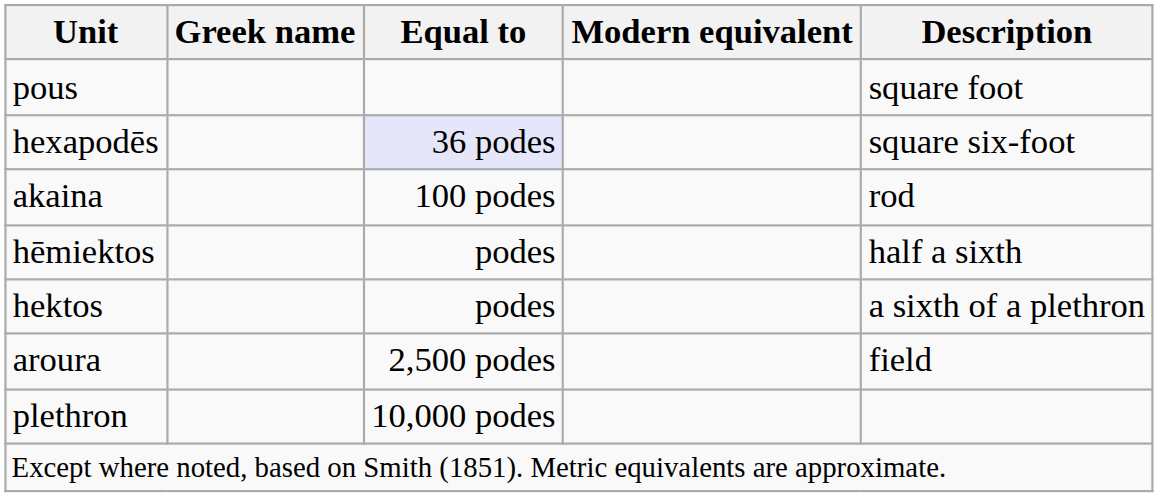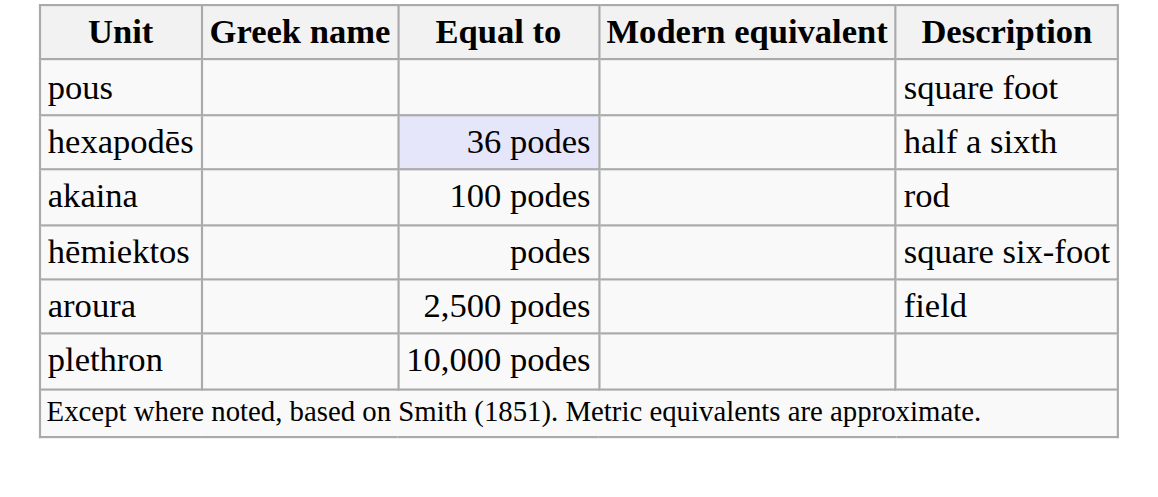(972, 141) square six-foot -> (980, 141) half a sixth
(945, 251) half a sixth -> (1007, 251) square six-foot
- row: (58, 305)
